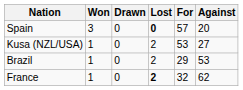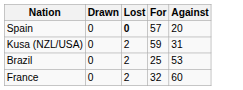- column: (99, 12)
(182, 45) 53 -> (156, 45) 59
(204, 45) 27 -> (177, 45) 31
(182, 61) 29 -> (156, 61) 25
(153, 77) bold -> (127, 77) normal
(204, 77) 62 -> (177, 77) 60
